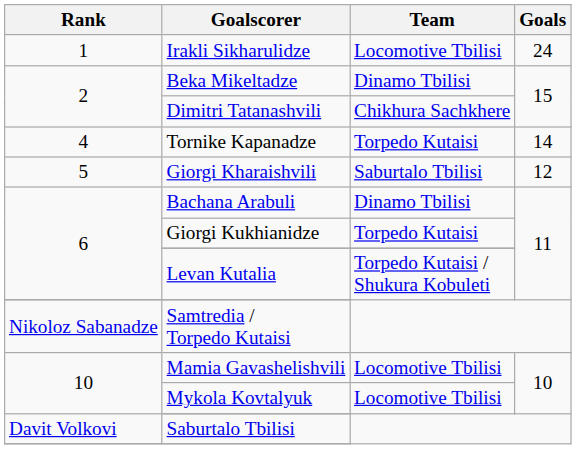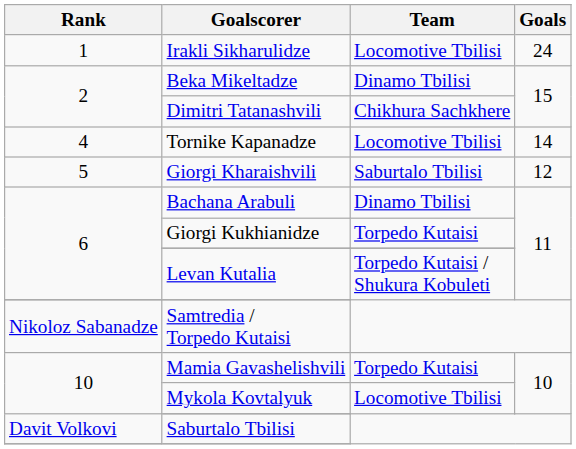(416, 141) Torpedo Kutaisi -> (428, 141) Locomotive Tbilisi
(428, 367) Locomotive Tbilisi -> (416, 367) Torpedo Kutaisi
